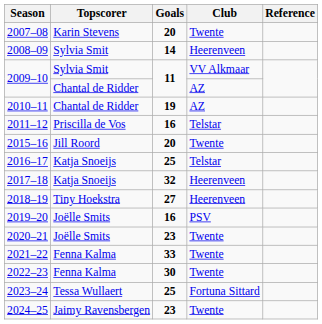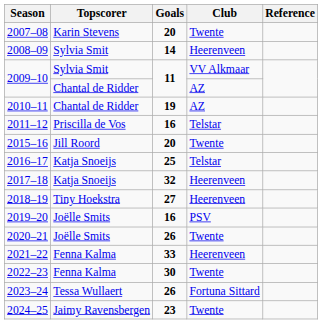(170, 236) 23 -> (170, 236) 26
(207, 254) Twente -> (217, 254) Heerenveen
(170, 291) 25 -> (170, 291) 26
